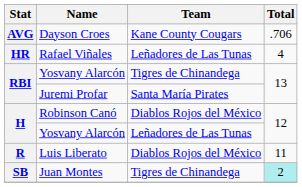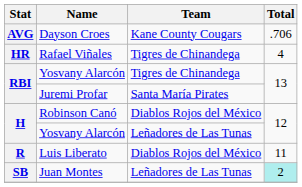(191, 53) Leñadores de Las Tunas -> (185, 53) Tigres de Chinandega
(185, 172) Tigres de Chinandega -> (191, 172) Leñadores de Las Tunas
